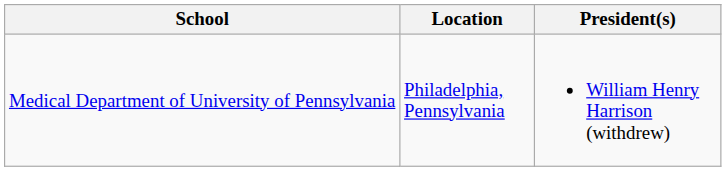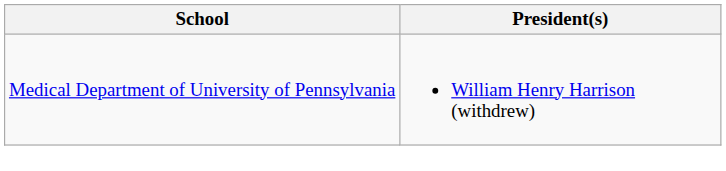- column: (467, 19)
